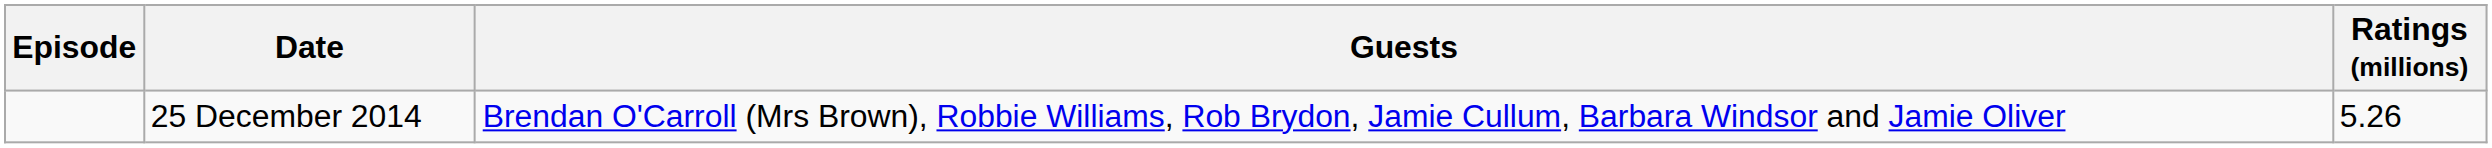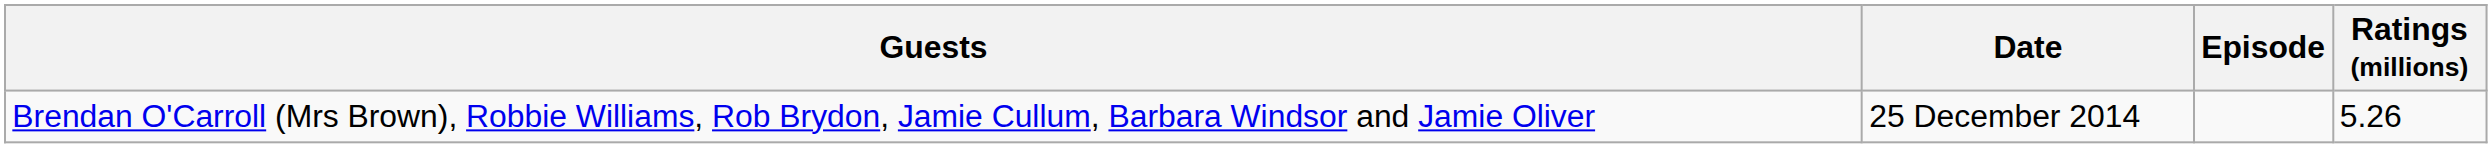columns swapped: (74, 47) <-> (1404, 47)
